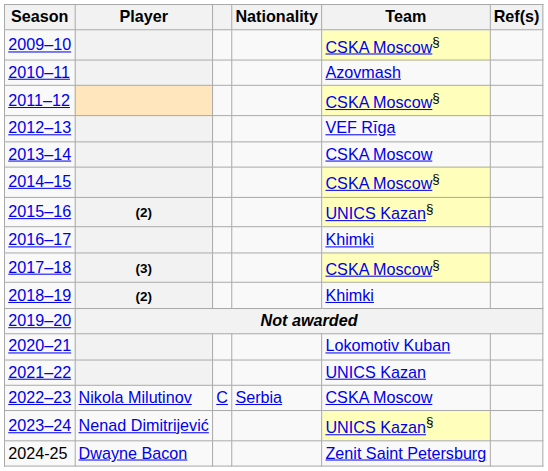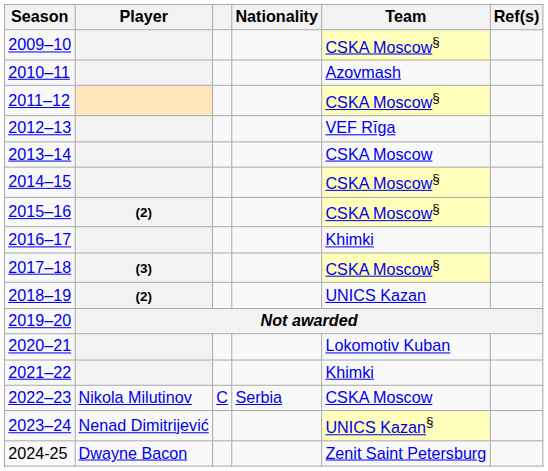(379, 212) UNICS Kazan§ -> (383, 212) CSKA Moscow§
(350, 295) Khimki -> (376, 295) UNICS Kazan
(376, 372) UNICS Kazan -> (350, 372) Khimki
